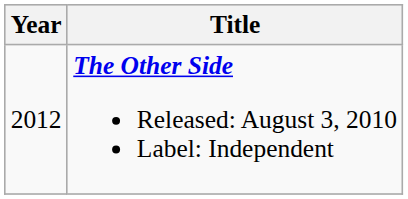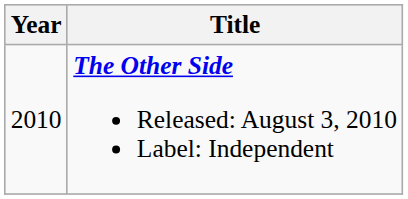(36, 119) 2012 -> (36, 119) 2010
